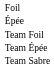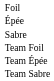+ row: (16, 34)
